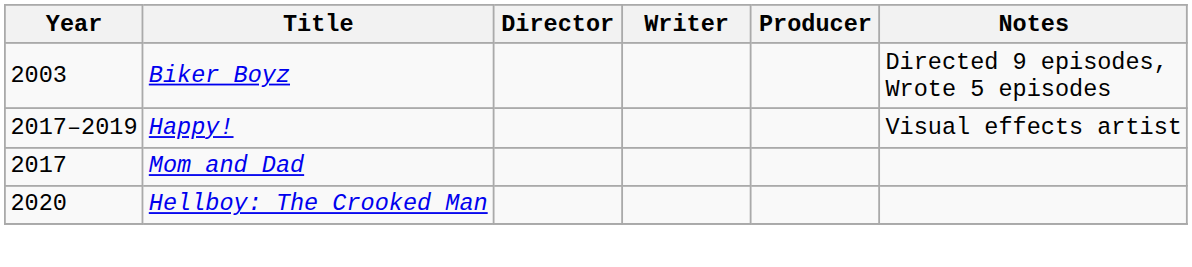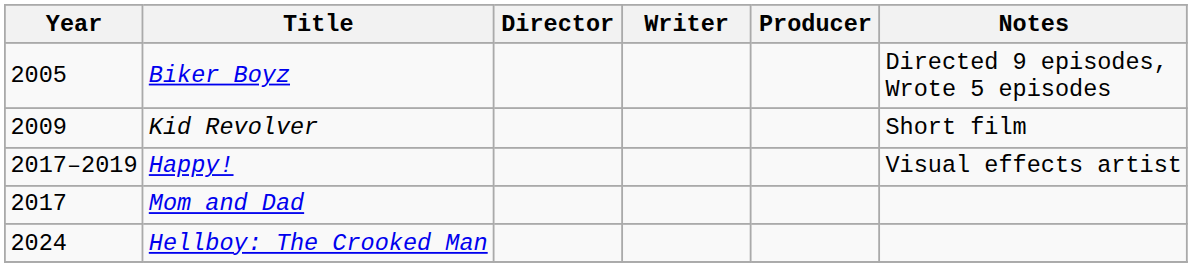(39, 76) 2003 -> (39, 76) 2005
+ row: (234, 128)
(39, 205) 2020 -> (39, 243) 2024
